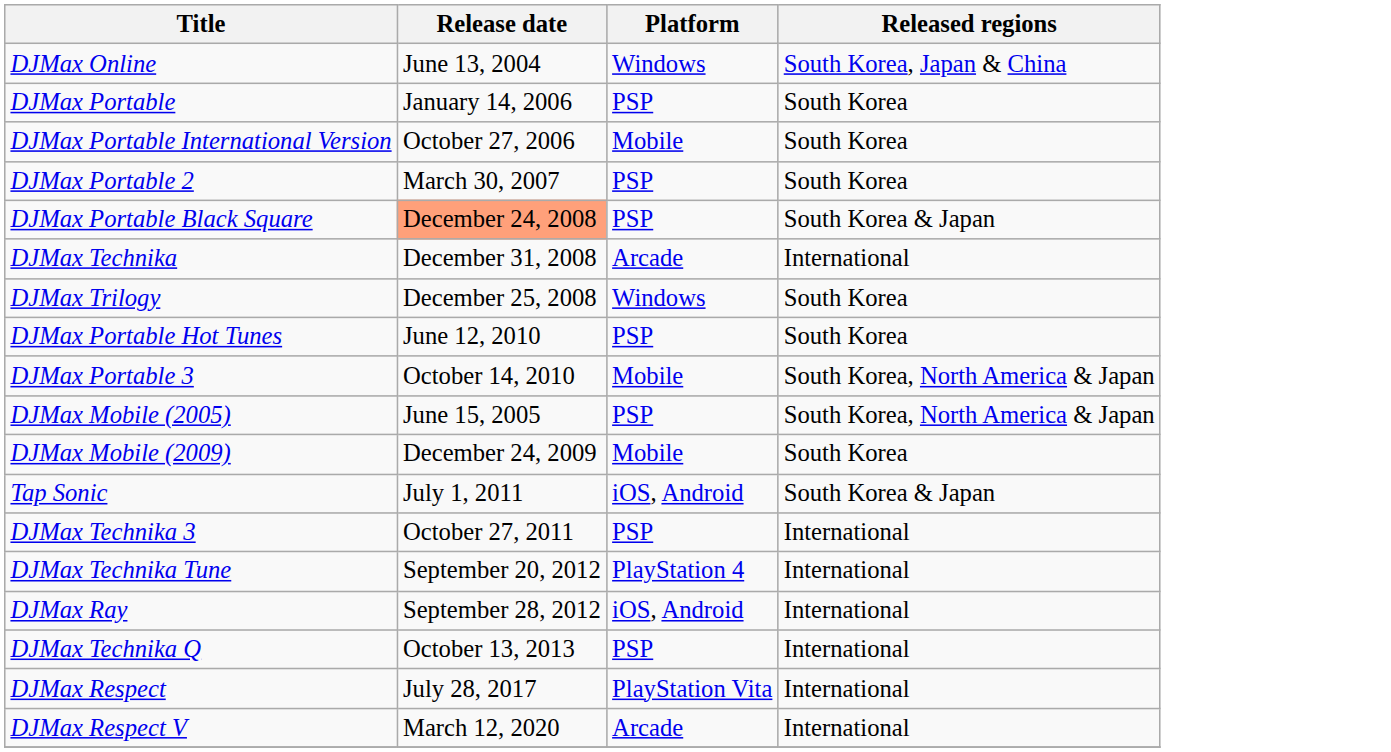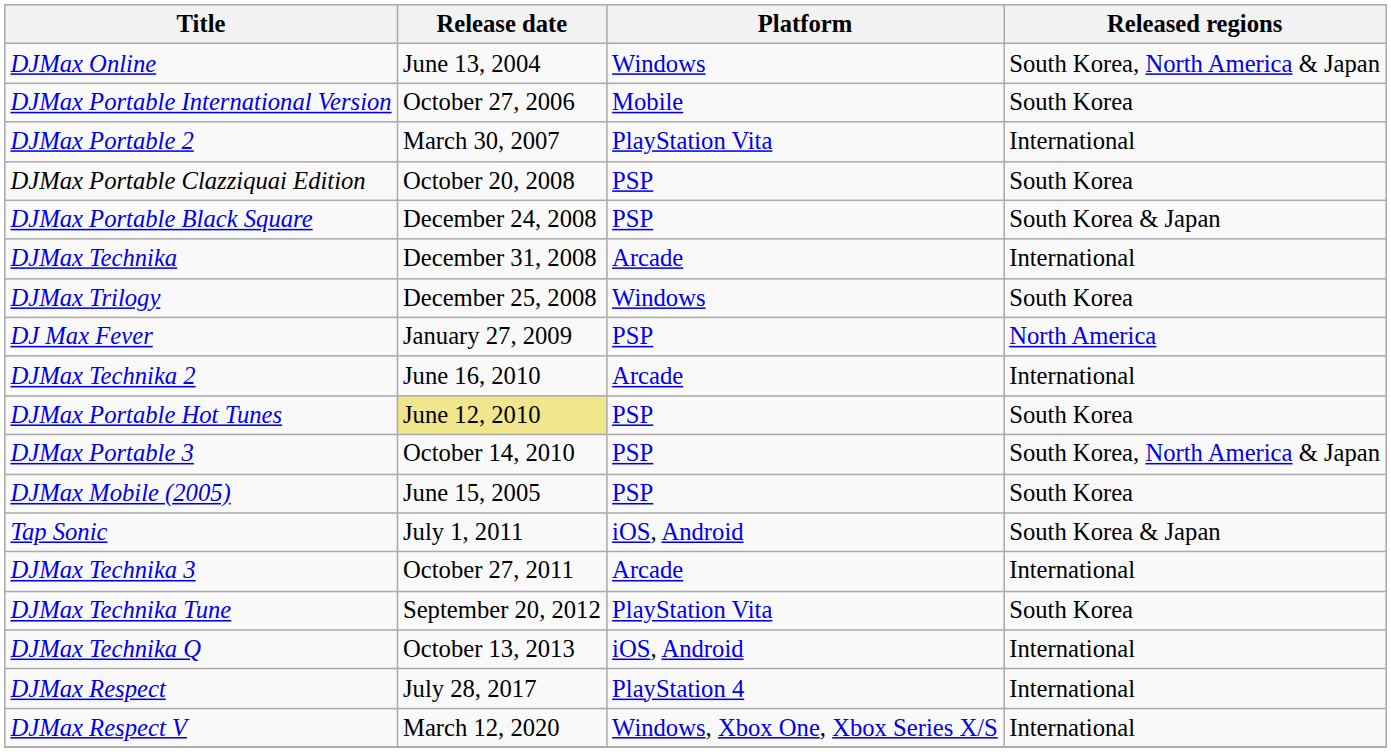(925, 63) South Korea, Japan & China -> (1195, 63) South Korea, North America & Japan
- row: (93, 102)
(633, 180) PSP -> (692, 141) PlayStation Vita
(846, 180) South Korea -> (1072, 141) International
+ row: (188, 180)
(500, 219) lightsalmon background -> (500, 219) no background
+ row: (82, 336)
+ row: (103, 375)
(472, 336) no background -> (472, 414) khaki background
(648, 375) Mobile -> (633, 453) PSP
(969, 414) South Korea, North America & Japan -> (1071, 492) South Korea
- row: (121, 453)
(633, 532) PSP -> (648, 571) Arcade
(678, 571) PlayStation 4 -> (692, 610) PlayStation Vita
(847, 571) International -> (1071, 610) South Korea
- row: (69, 610)
(633, 649) PSP -> (678, 649) iOS, Android
(692, 688) PlayStation Vita -> (678, 688) PlayStation 4
(648, 727) Arcade -> (805, 727) Windows, Xbox One, Xbox Series X/S
